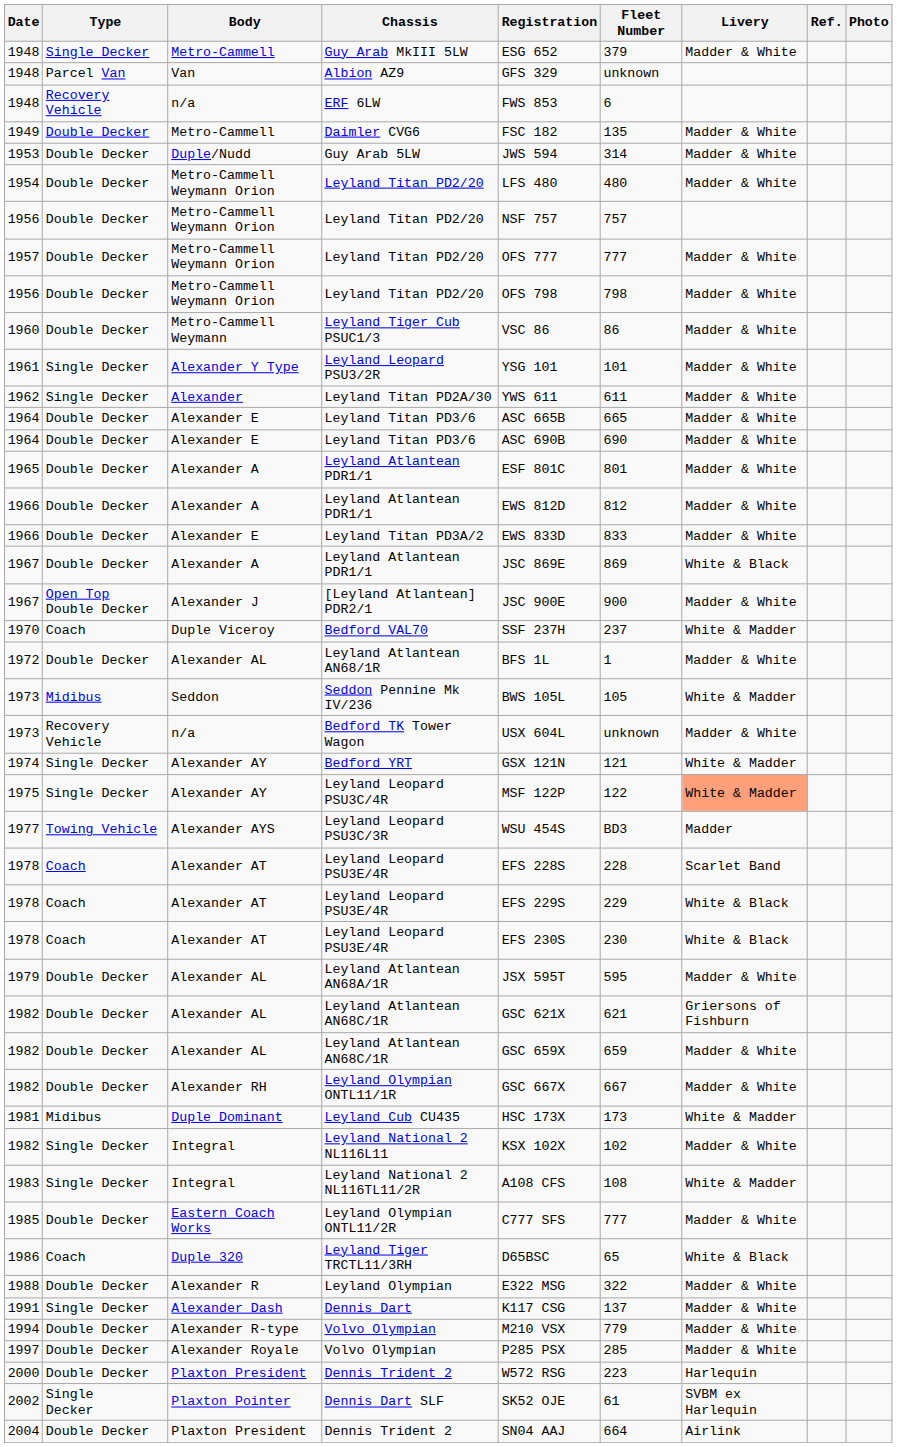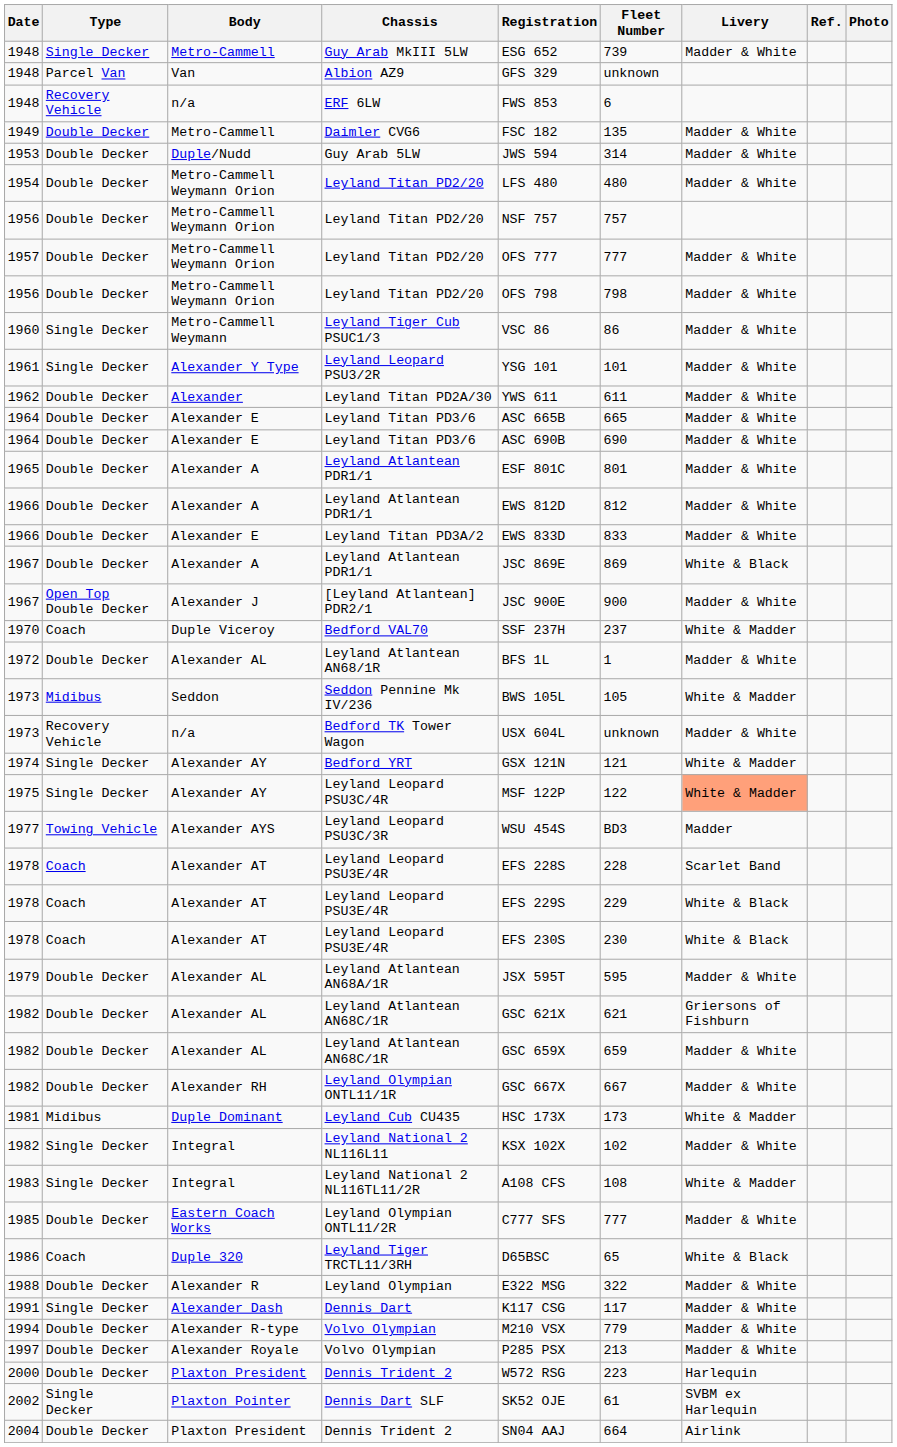(615, 52) 379 -> (615, 52) 739
(98, 331) Double Decker -> (98, 331) Single Decker
(98, 397) Single Decker -> (98, 397) Double Decker
(615, 1308) 137 -> (615, 1308) 117
(615, 1351) 285 -> (615, 1351) 213
